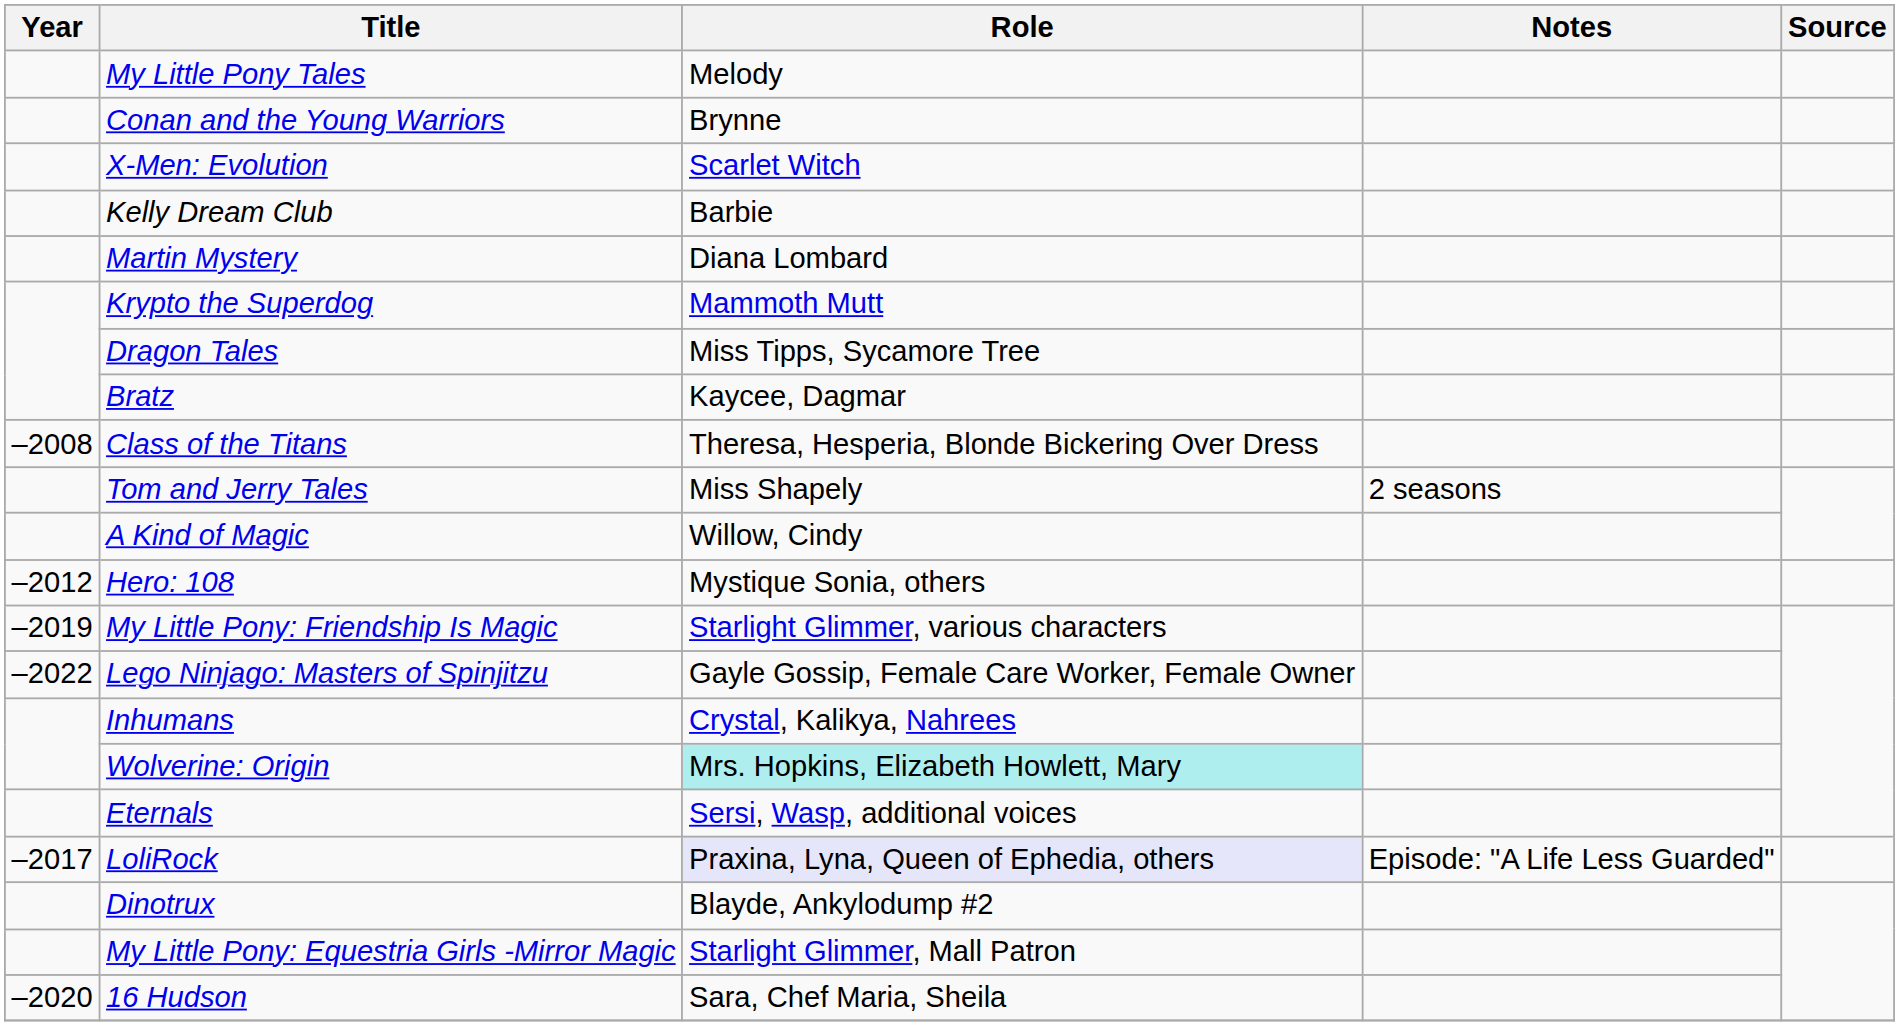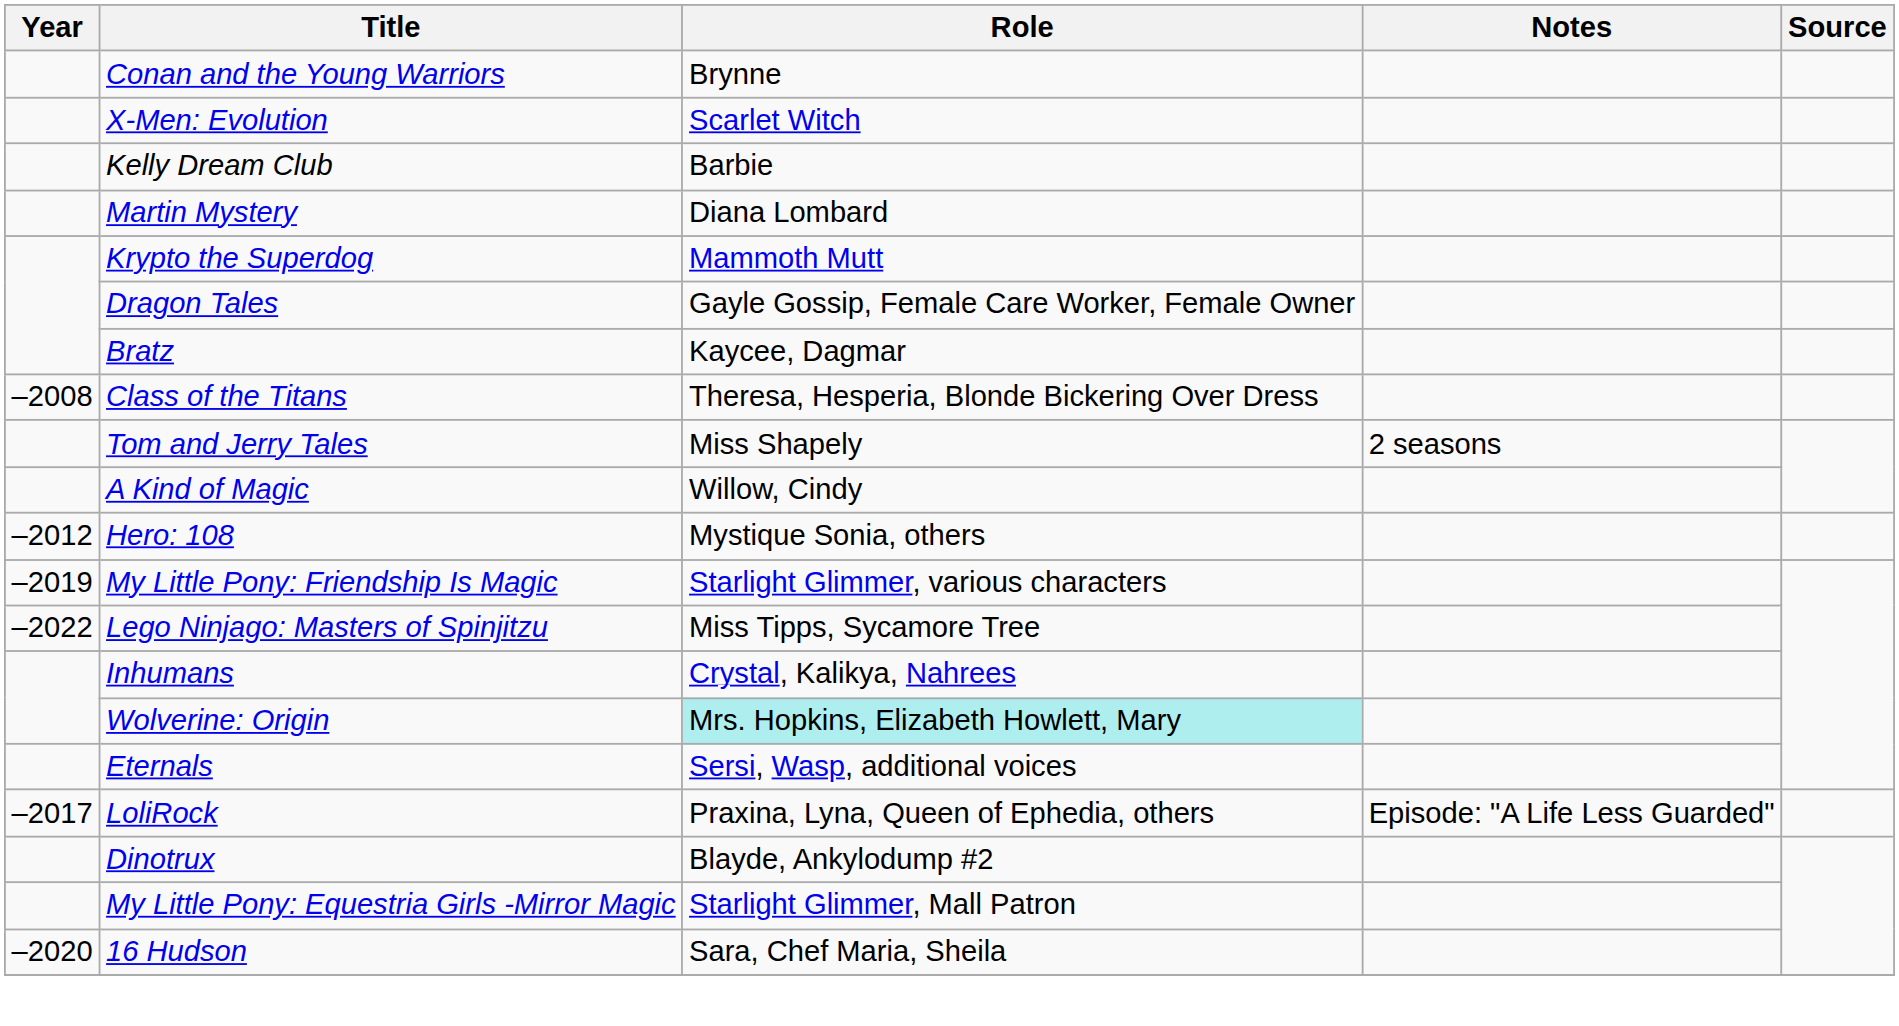- row: (236, 73)
(865, 350) Miss Tipps, Sycamore Tree -> (1022, 304) Gayle Gossip, Female Care Worker, Female Owner
(1022, 674) Gayle Gossip, Female Care Worker, Female Owner -> (865, 627) Miss Tipps, Sycamore Tree
(952, 858) lavender background -> (952, 812) no background
